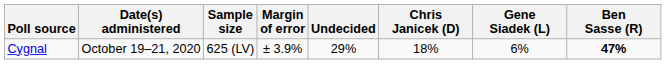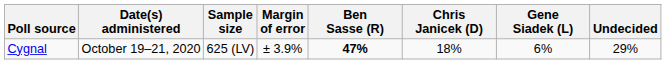columns swapped: (614, 22) <-> (343, 29)
